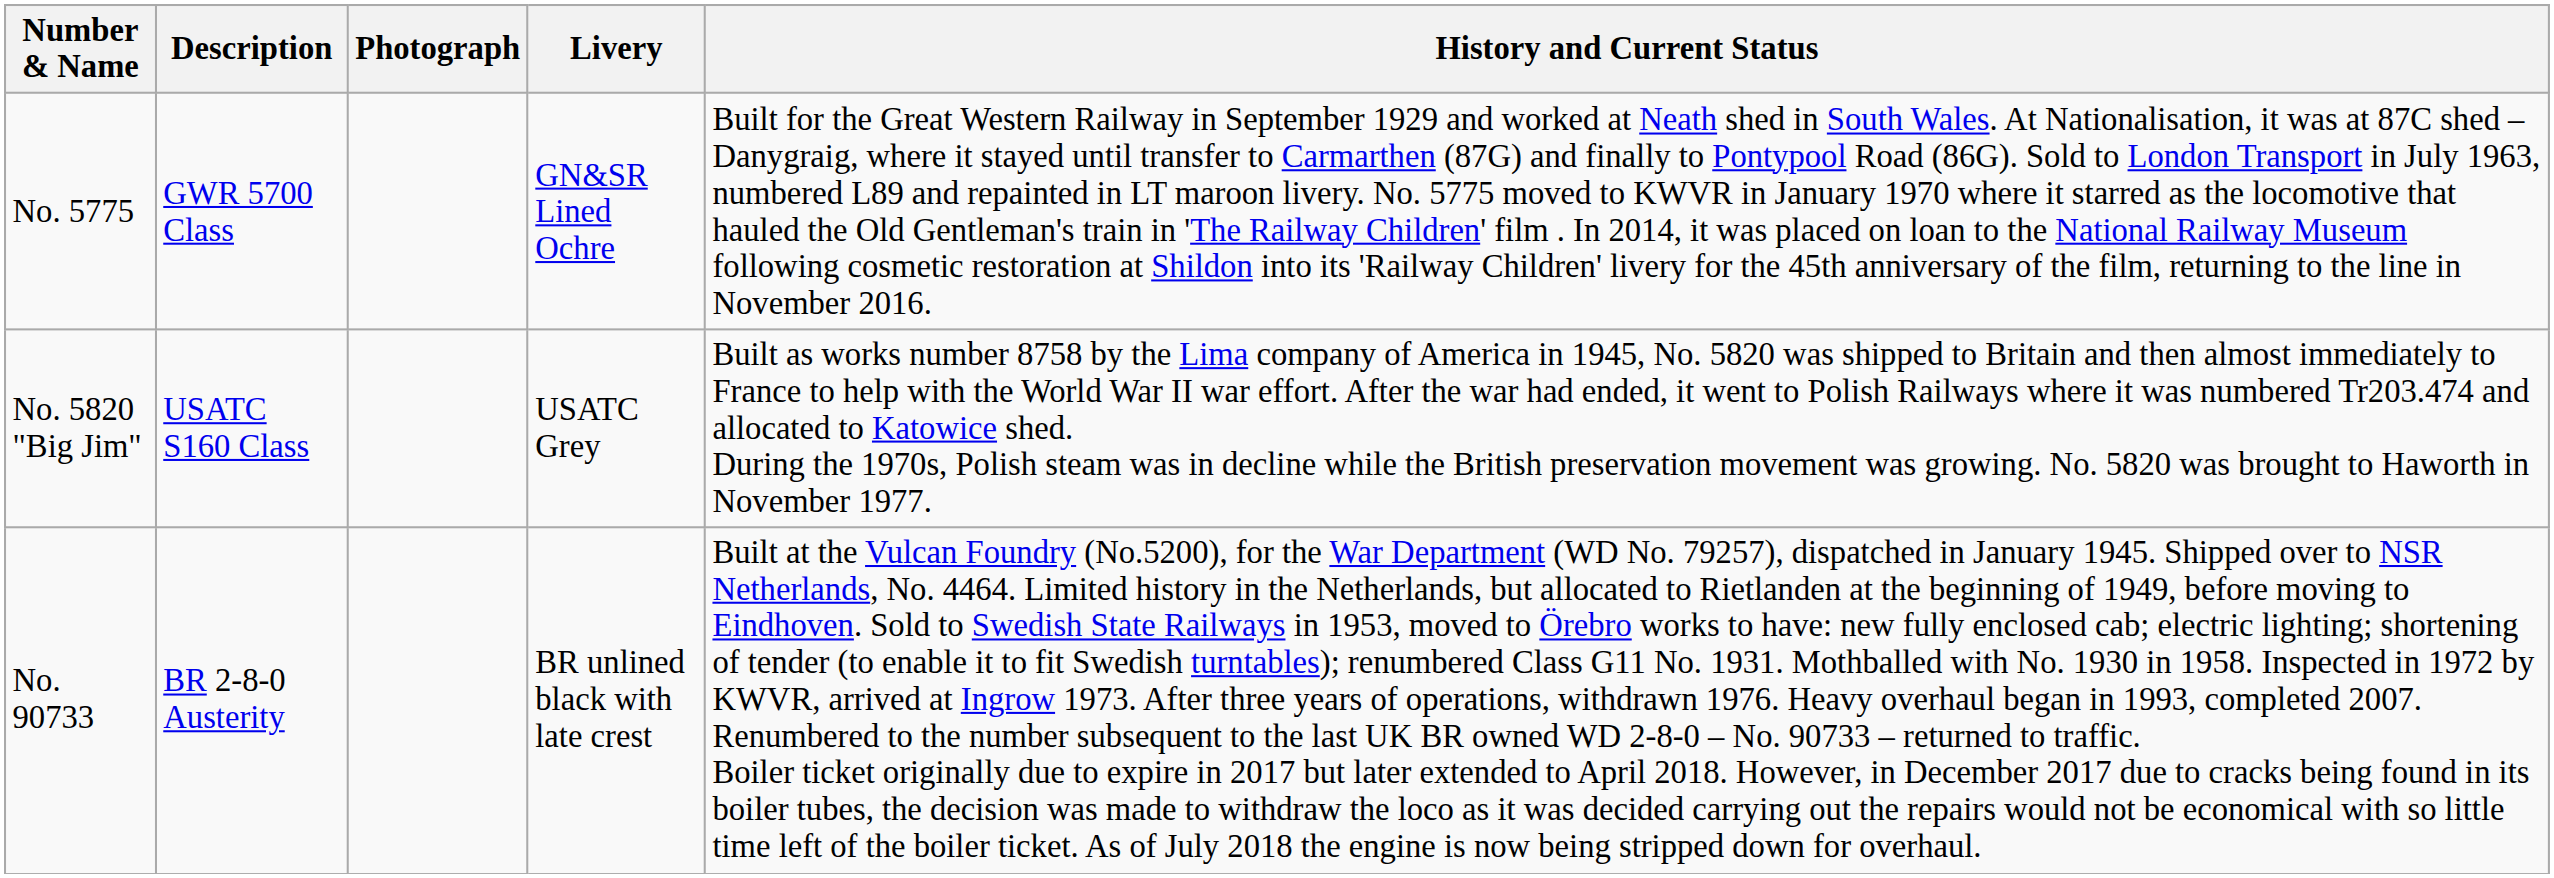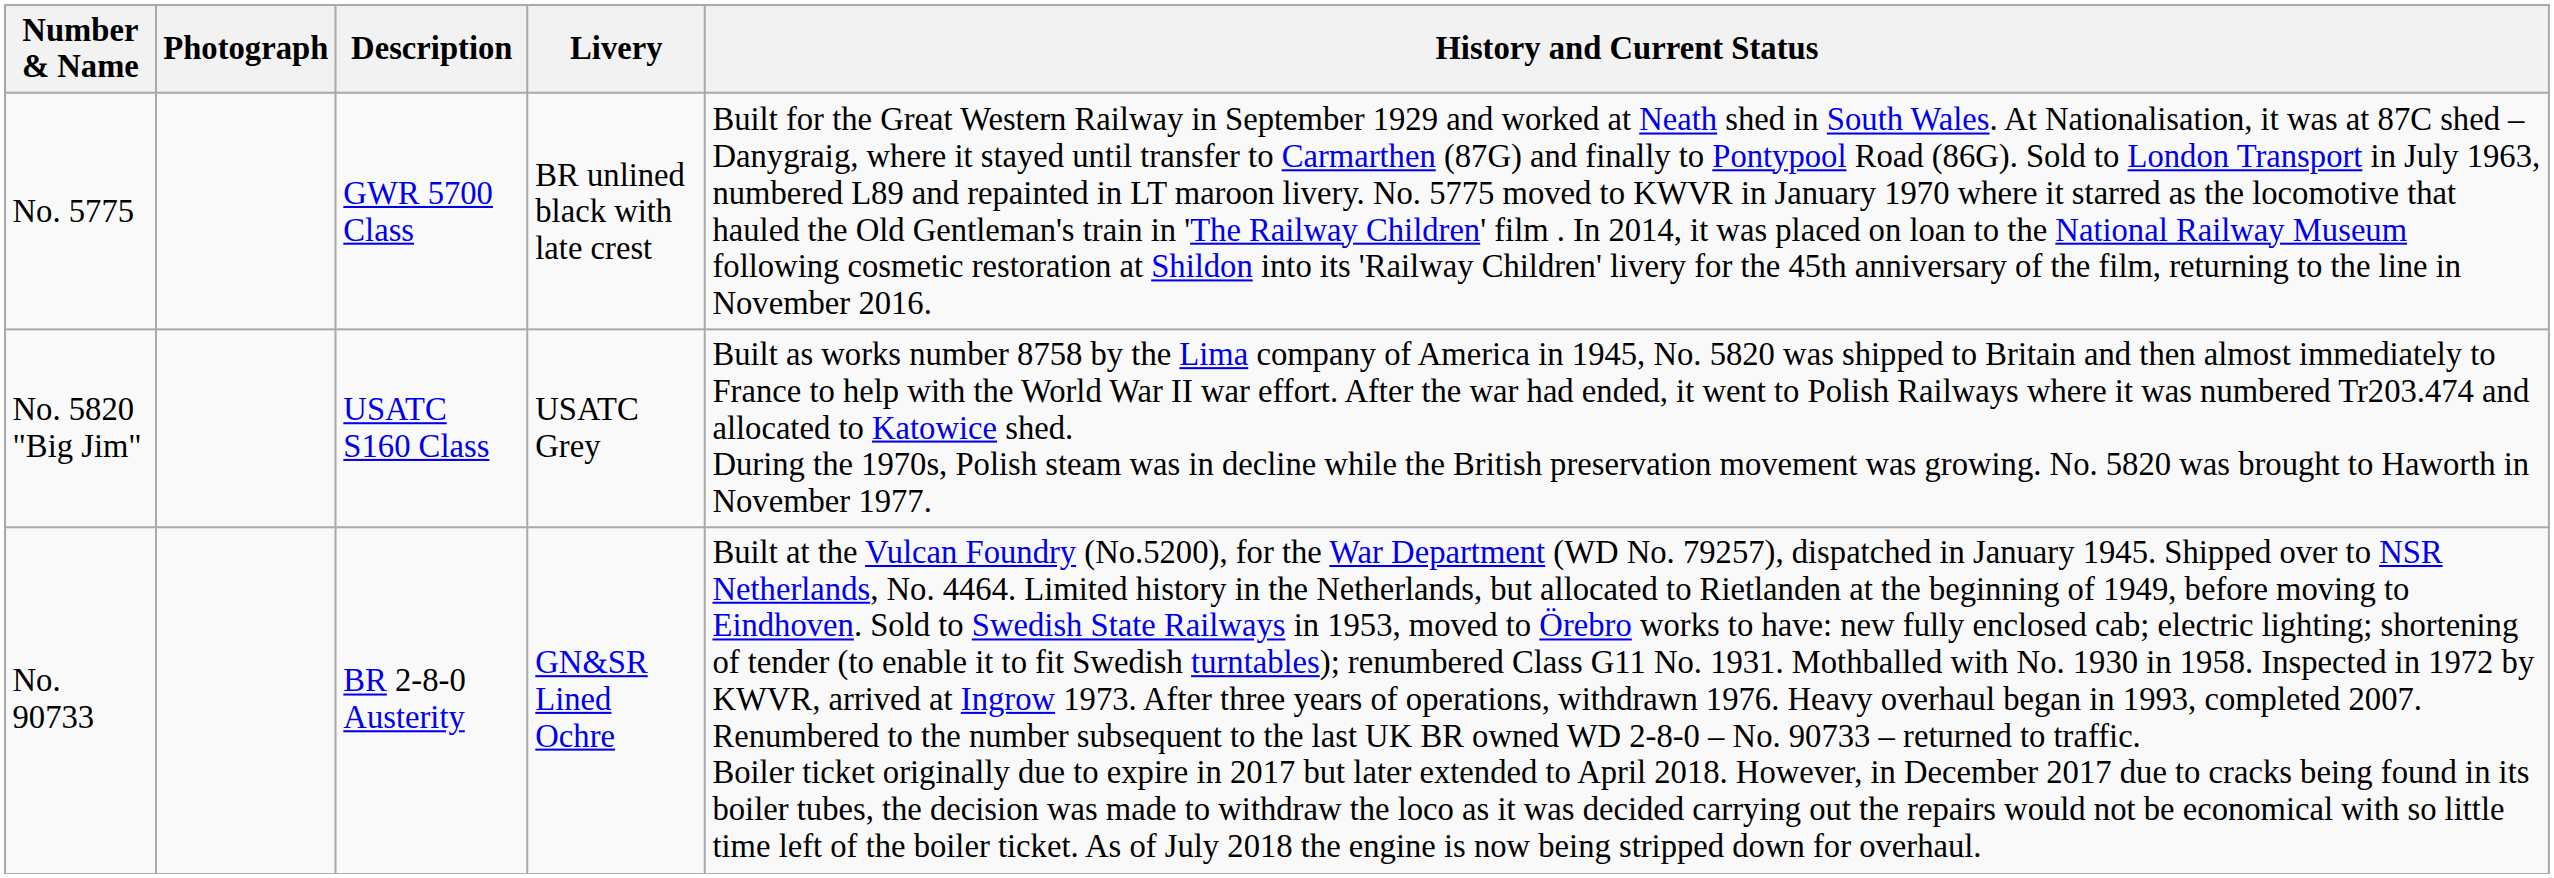columns swapped: (252, 48) <-> (438, 48)
(592, 210) GN&SR Lined Ochre -> (610, 210) BR unlined black with late crest
(610, 699) BR unlined black with late crest -> (592, 699) GN&SR Lined Ochre
